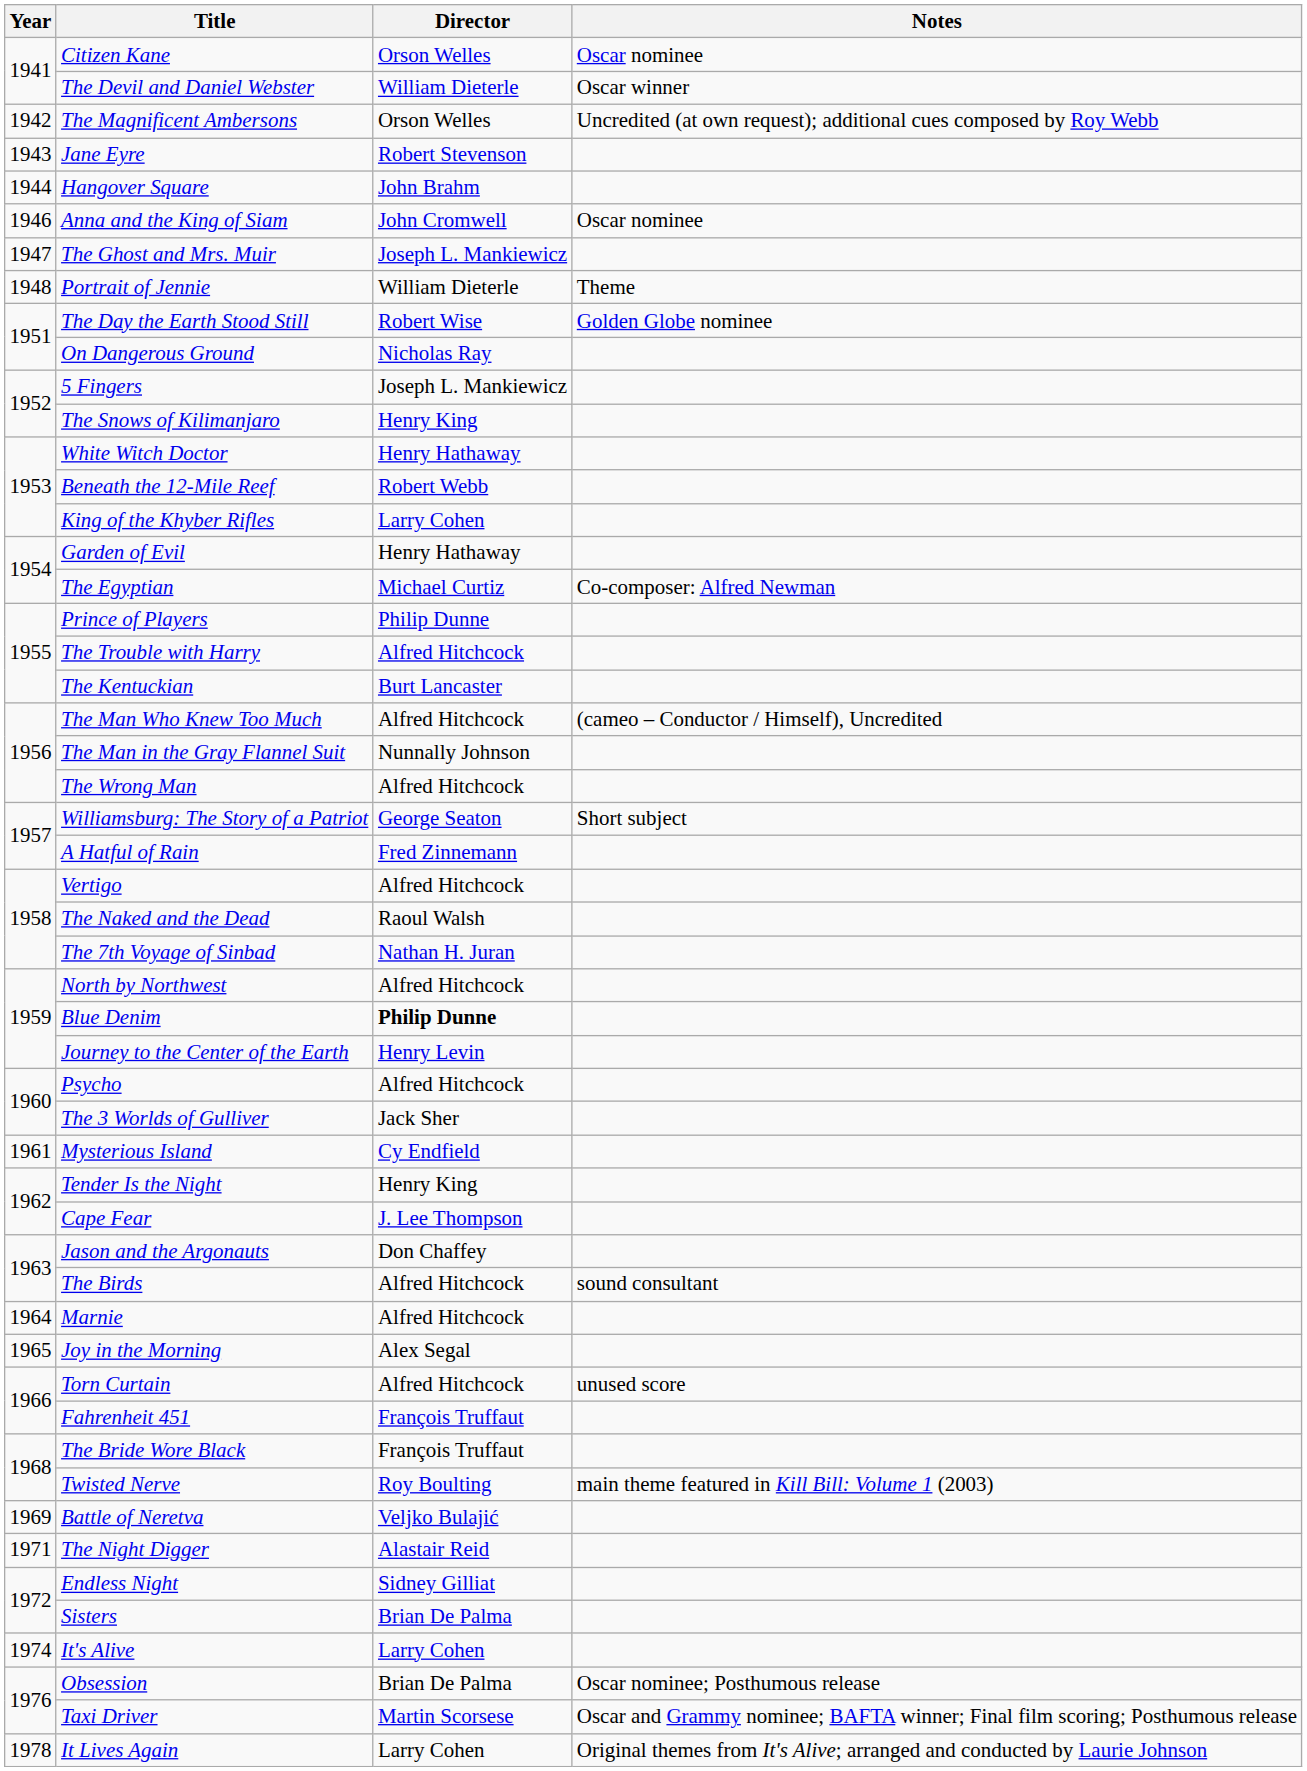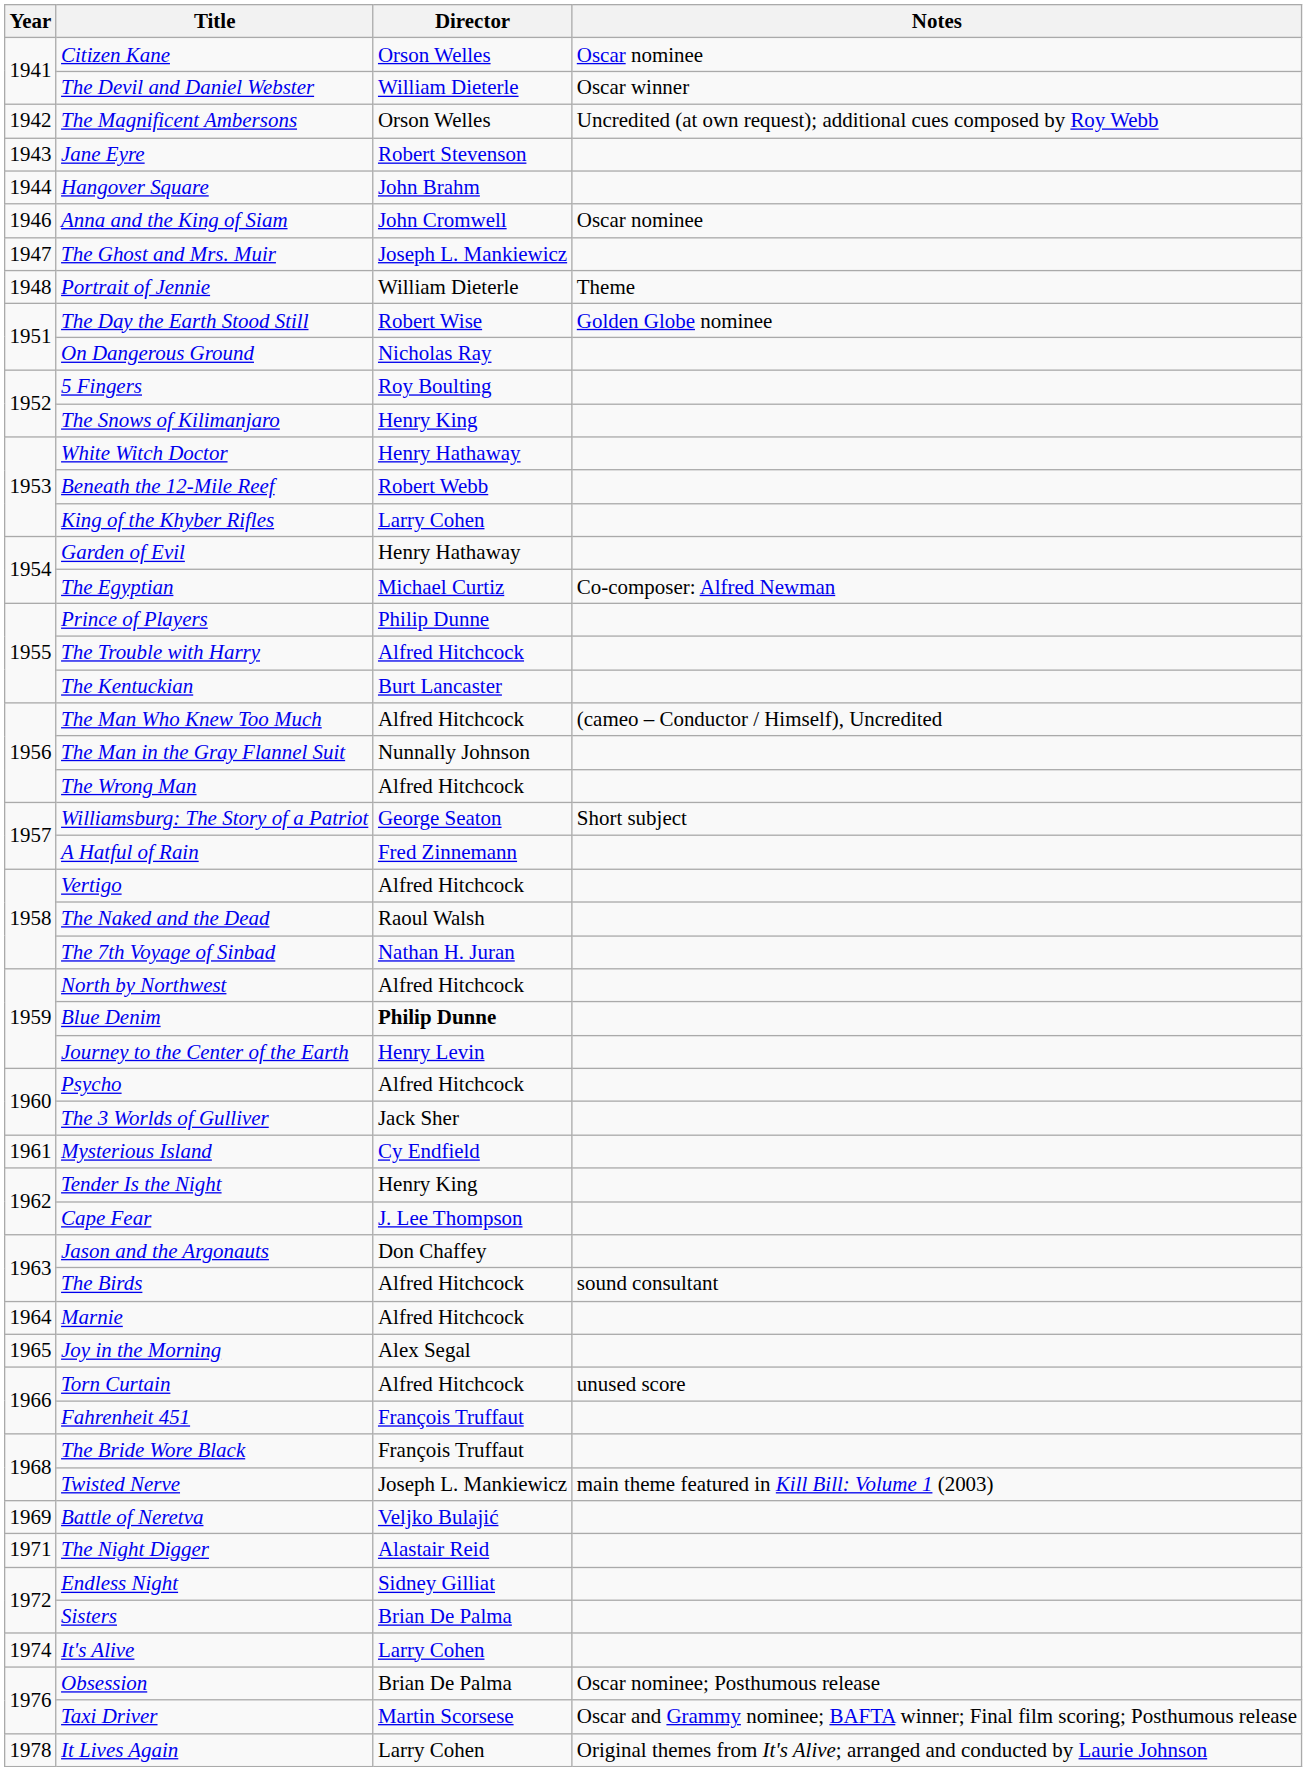(473, 386) Joseph L. Mankiewicz -> (435, 386) Roy Boulting
(435, 1483) Roy Boulting -> (473, 1483) Joseph L. Mankiewicz
